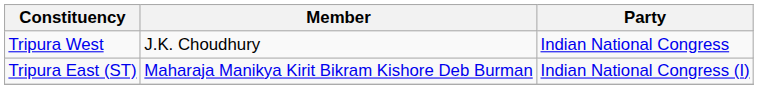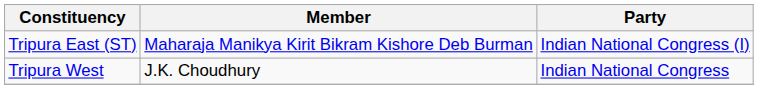rows swapped: (72, 71) <-> (56, 44)
